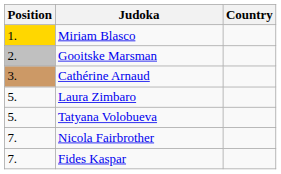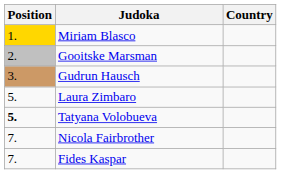- row: (104, 76)
+ row: (99, 76)
(12, 117) normal -> (12, 117) bold
